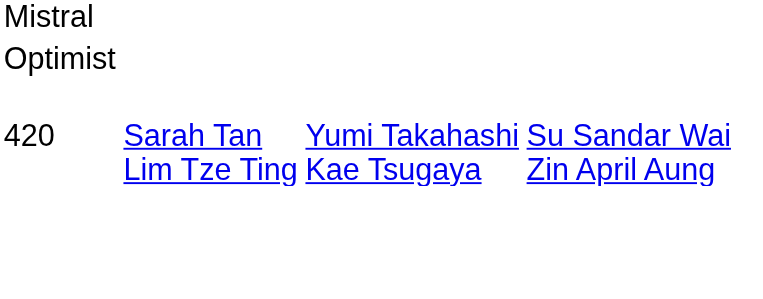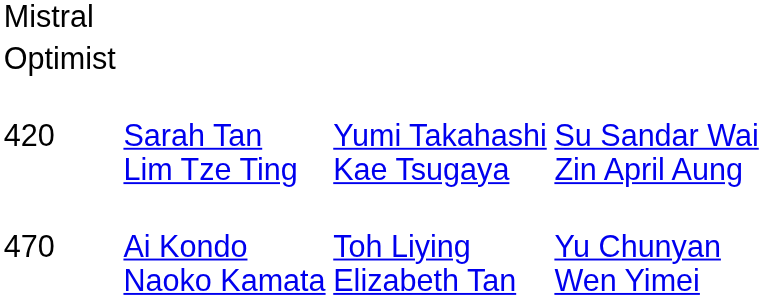+ row: (225, 263)
